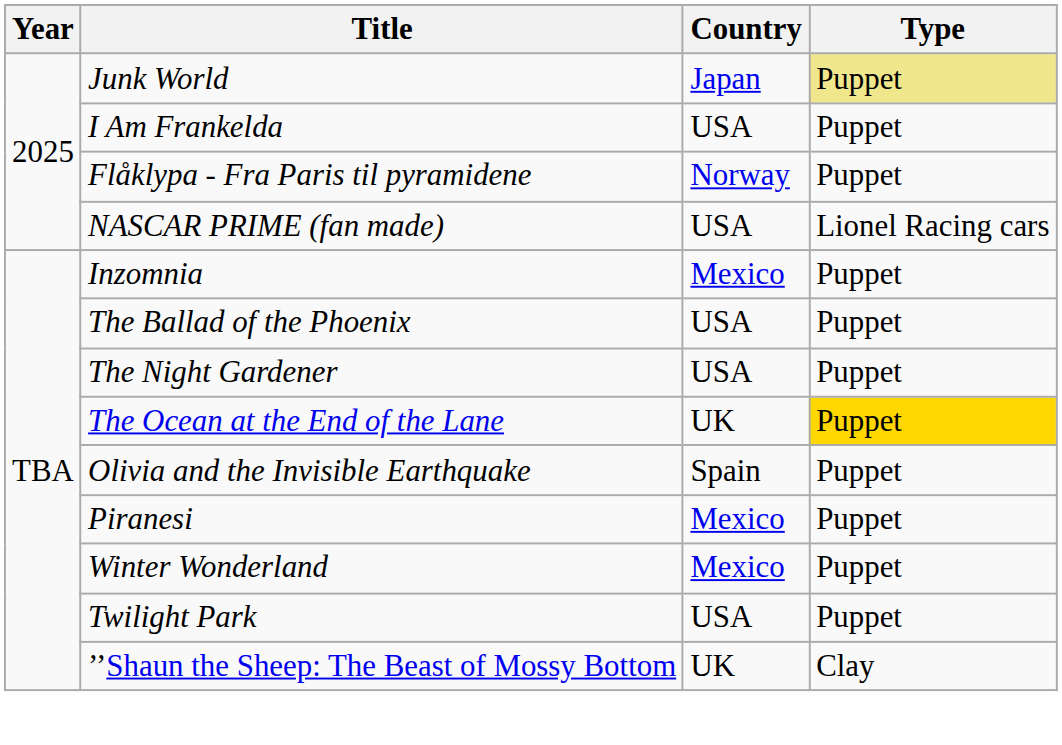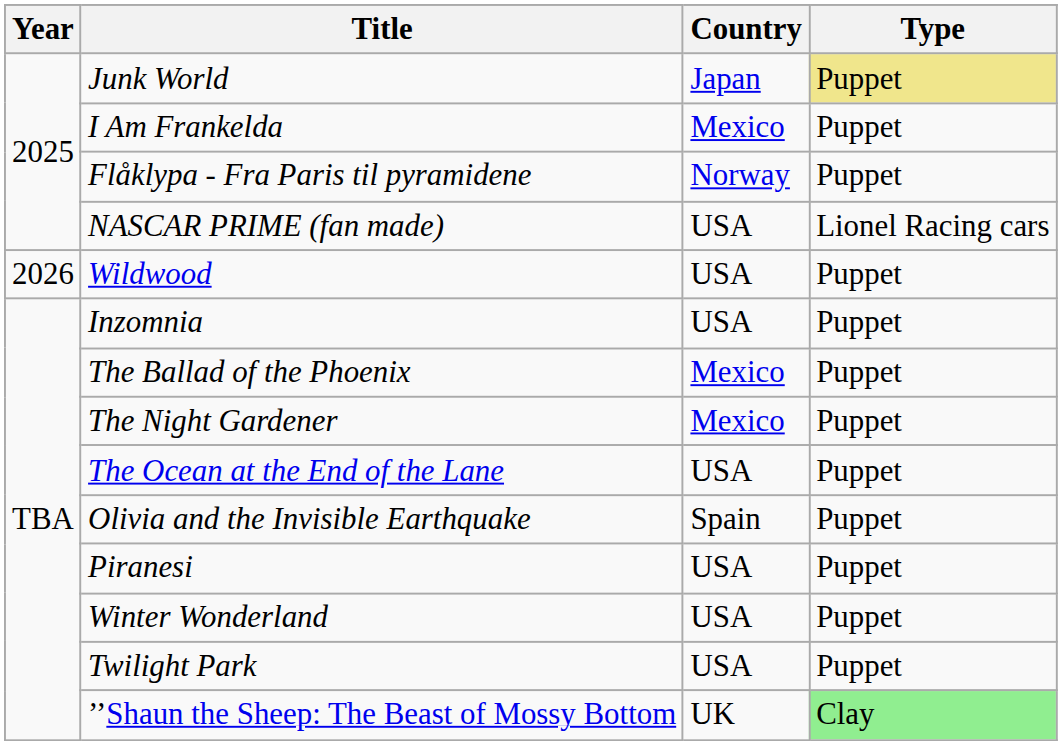(721, 126) USA -> (738, 126) Mexico
+ row: (150, 273)
(738, 273) Mexico -> (721, 322) USA
(721, 322) USA -> (738, 371) Mexico
(721, 371) USA -> (738, 420) Mexico
(713, 420) UK -> (721, 469) USA
(859, 420) gold background -> (859, 469) no background
(738, 518) Mexico -> (721, 567) USA
(738, 567) Mexico -> (721, 616) USA
(845, 665) no background -> (845, 714) lightgreen background
